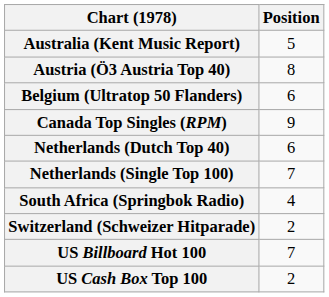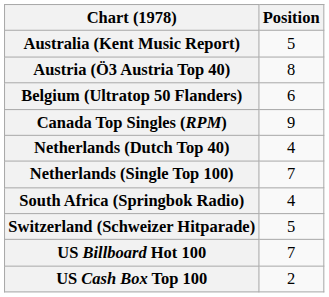(291, 148) 6 -> (291, 148) 4
(291, 226) 2 -> (291, 226) 5
